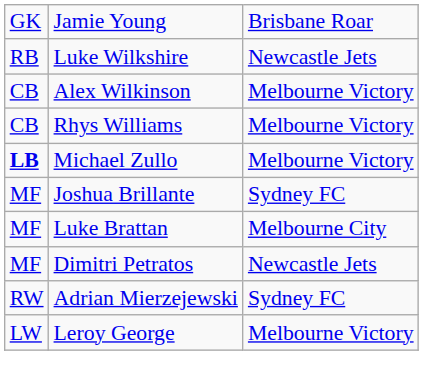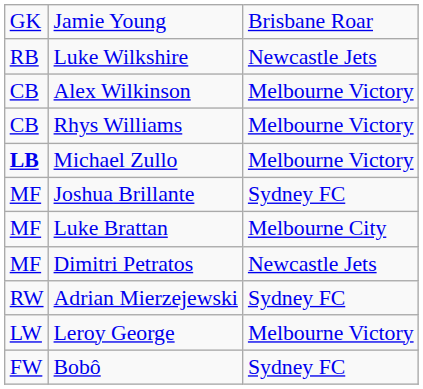+ row: (77, 366)
